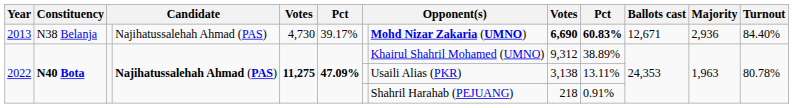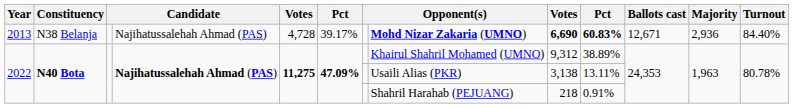(301, 34) 4,730 -> (301, 34) 4,728
